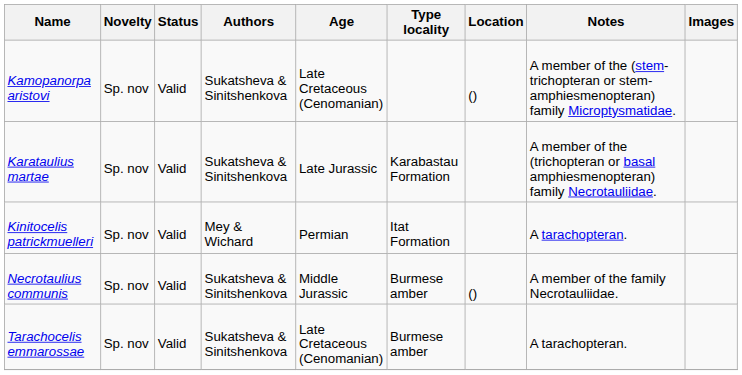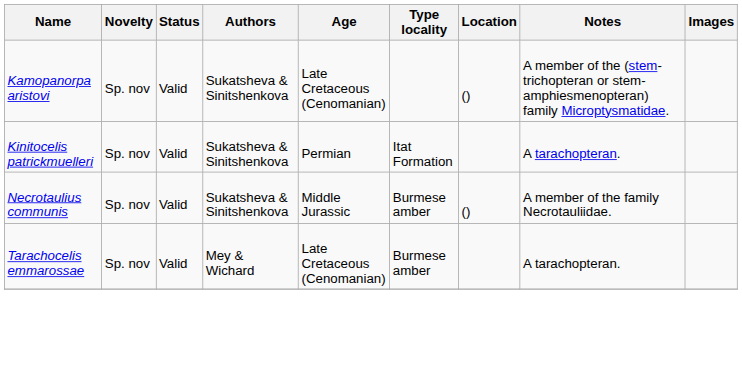- row: (41, 169)
(229, 235) Mey & Wichard -> (247, 154) Sukatsheva & Sinitshenkova
(246, 344) Sukatsheva & Sinitshenkova -> (230, 263) Mey & Wichard
